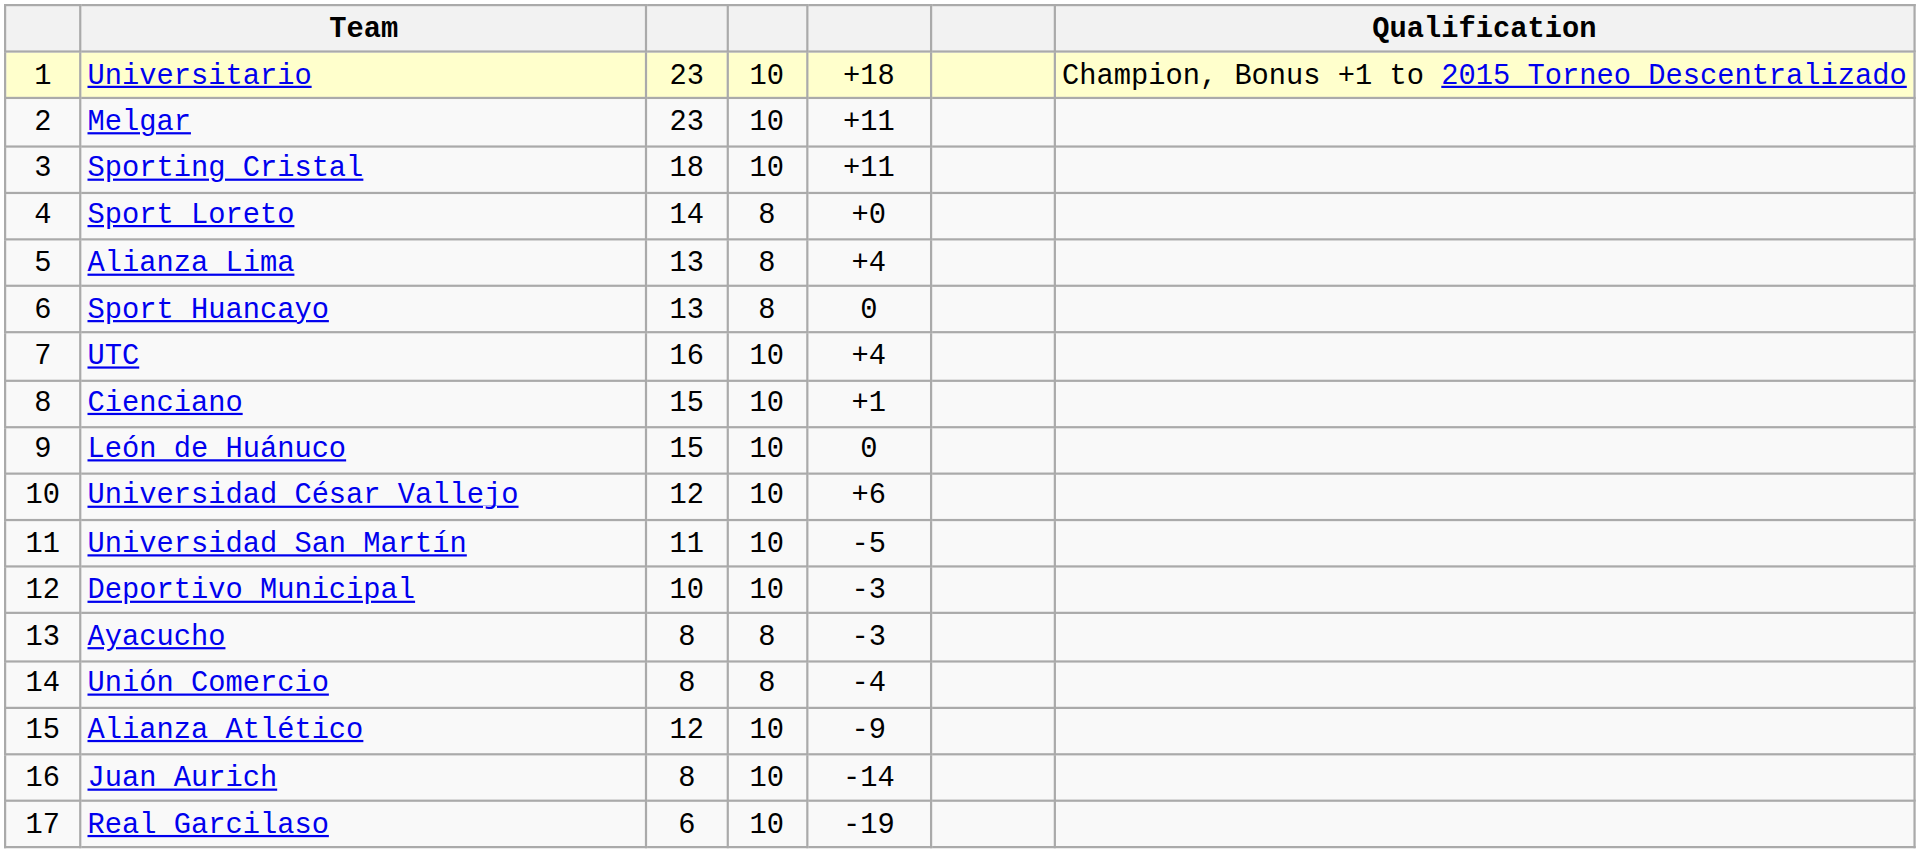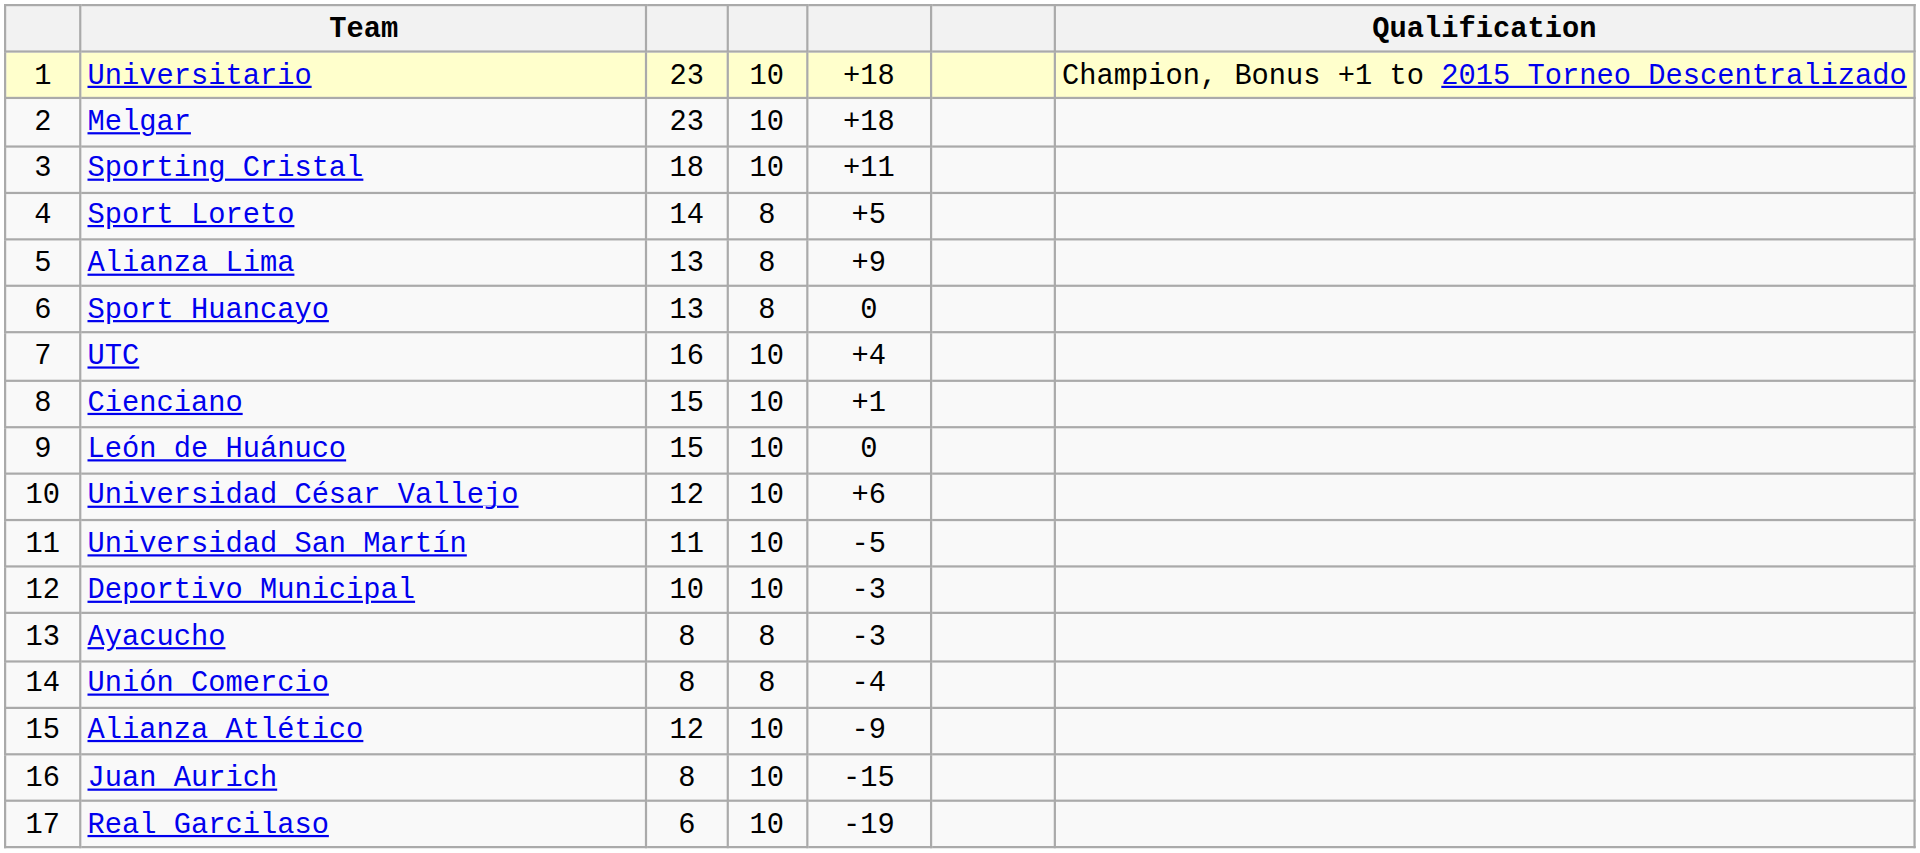(869, 122) +11 -> (869, 122) +18
(869, 216) +0 -> (869, 216) +5
(869, 263) +4 -> (869, 263) +9
(869, 778) -14 -> (869, 778) -15
